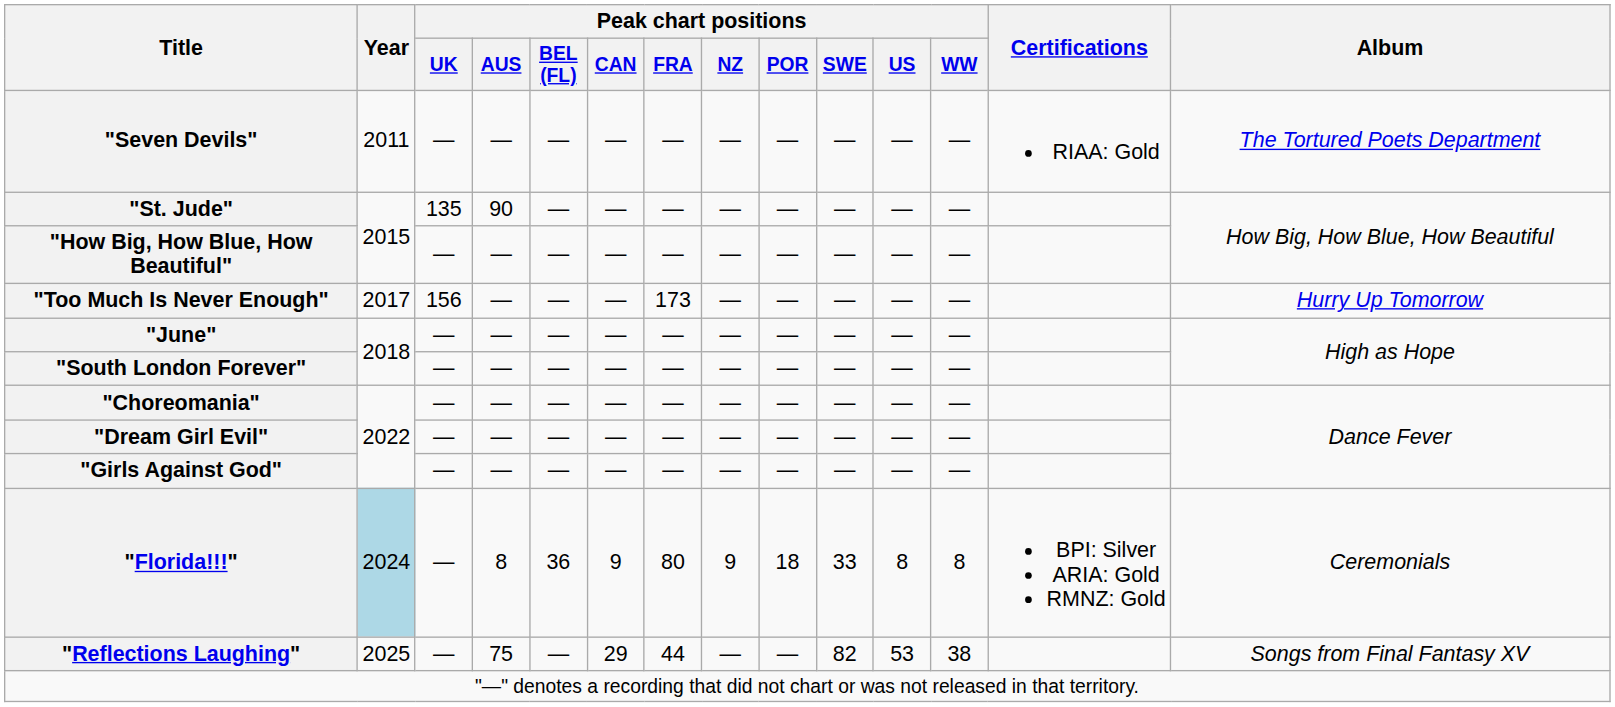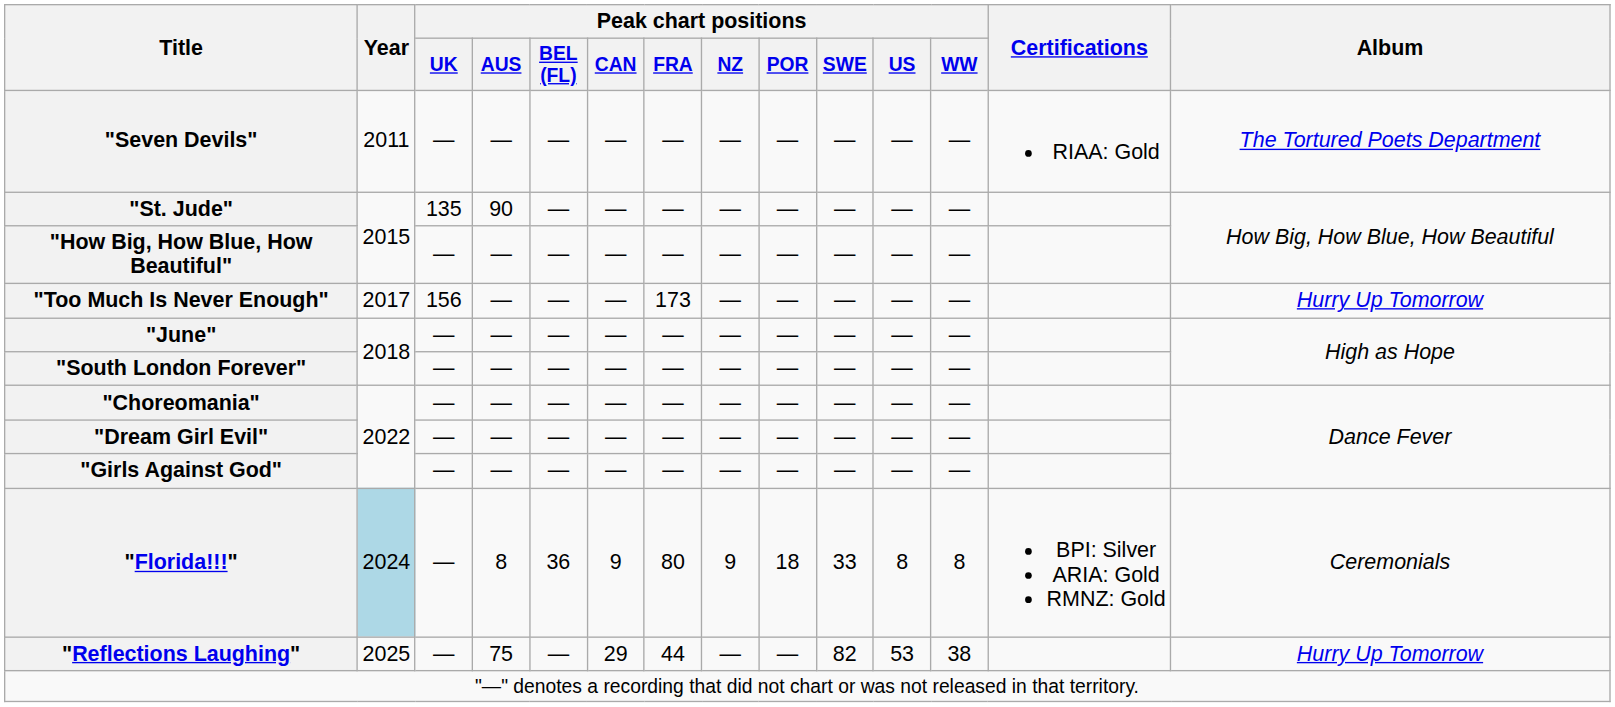(1390, 653) Songs from Final Fantasy XV -> (1390, 653) Hurry Up Tomorrow
